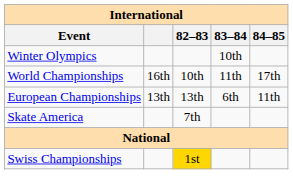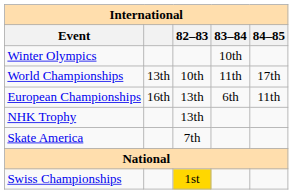(158, 76) 16th -> (158, 76) 13th
(158, 96) 13th -> (158, 96) 16th
+ row: (42, 117)
